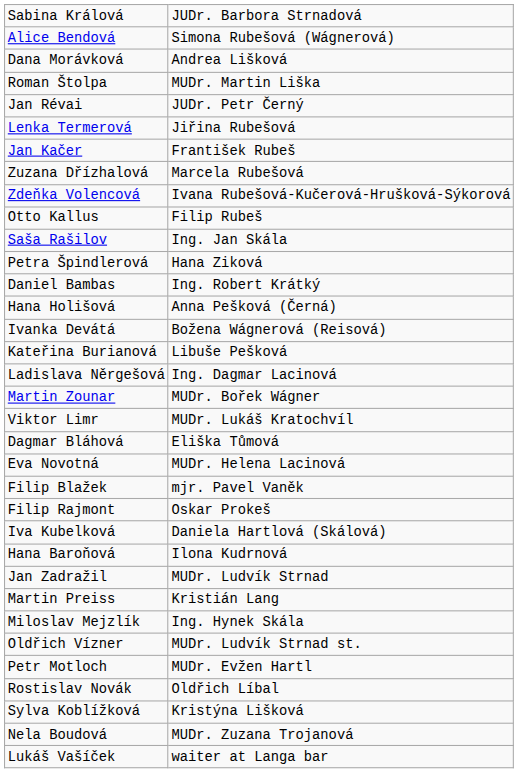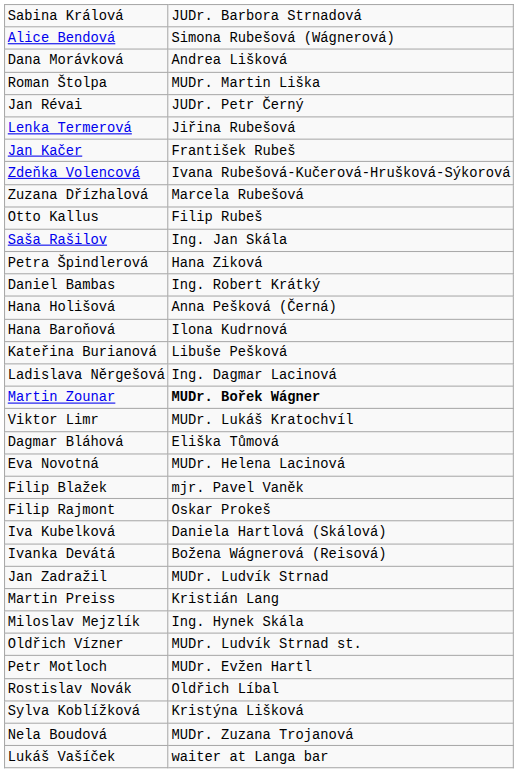rows swapped: (74, 195) <-> (78, 173)
rows swapped: (62, 555) <-> (62, 330)
(246, 398) normal -> (246, 398) bold
